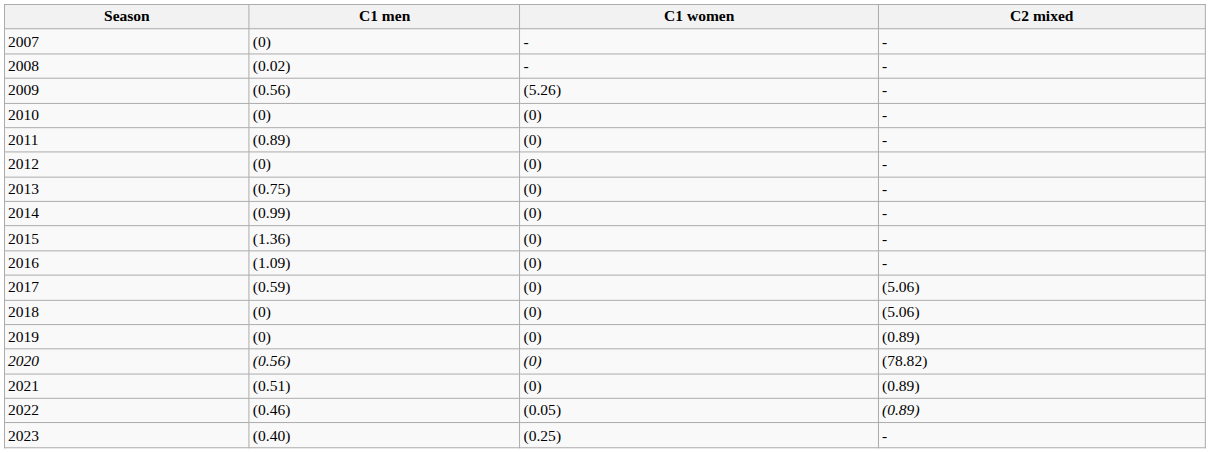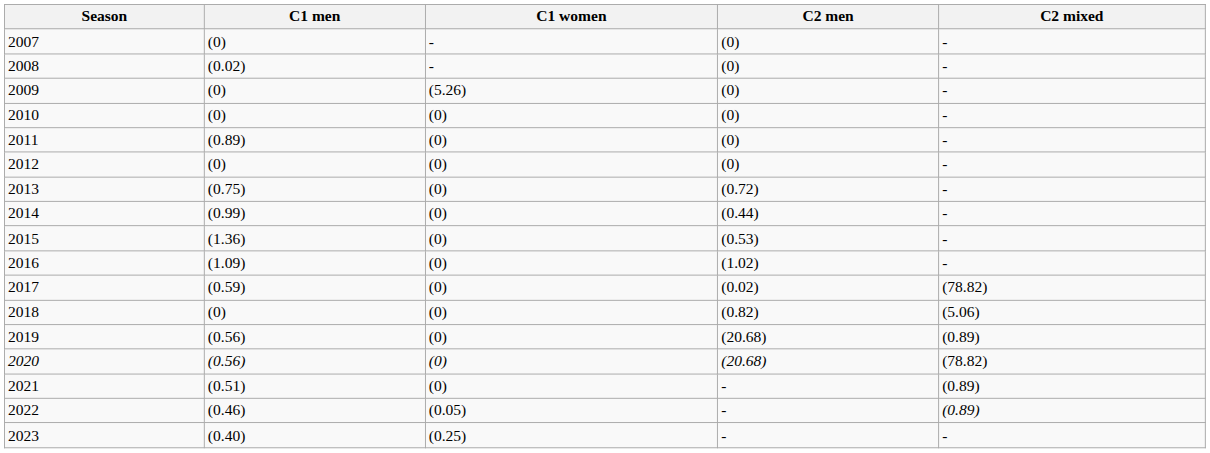+ column: (828, 16)
(272, 90) (0.56) -> (217, 90) (0)
(901, 287) (5.06) -> (965, 287) (78.82)
(262, 336) (0) -> (227, 336) (0.56)
